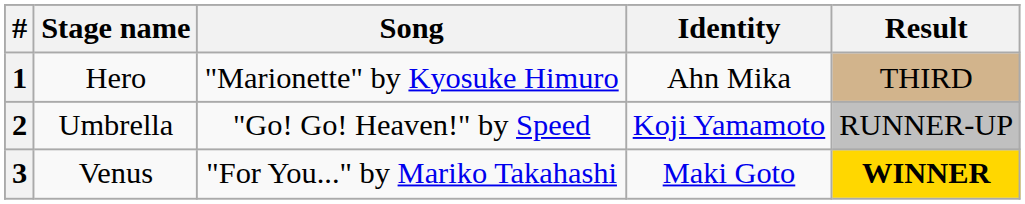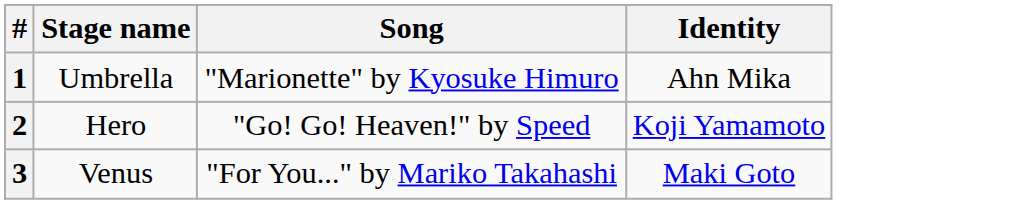- column: (926, 28)
(116, 76) Hero -> (116, 76) Umbrella
(116, 125) Umbrella -> (116, 125) Hero
